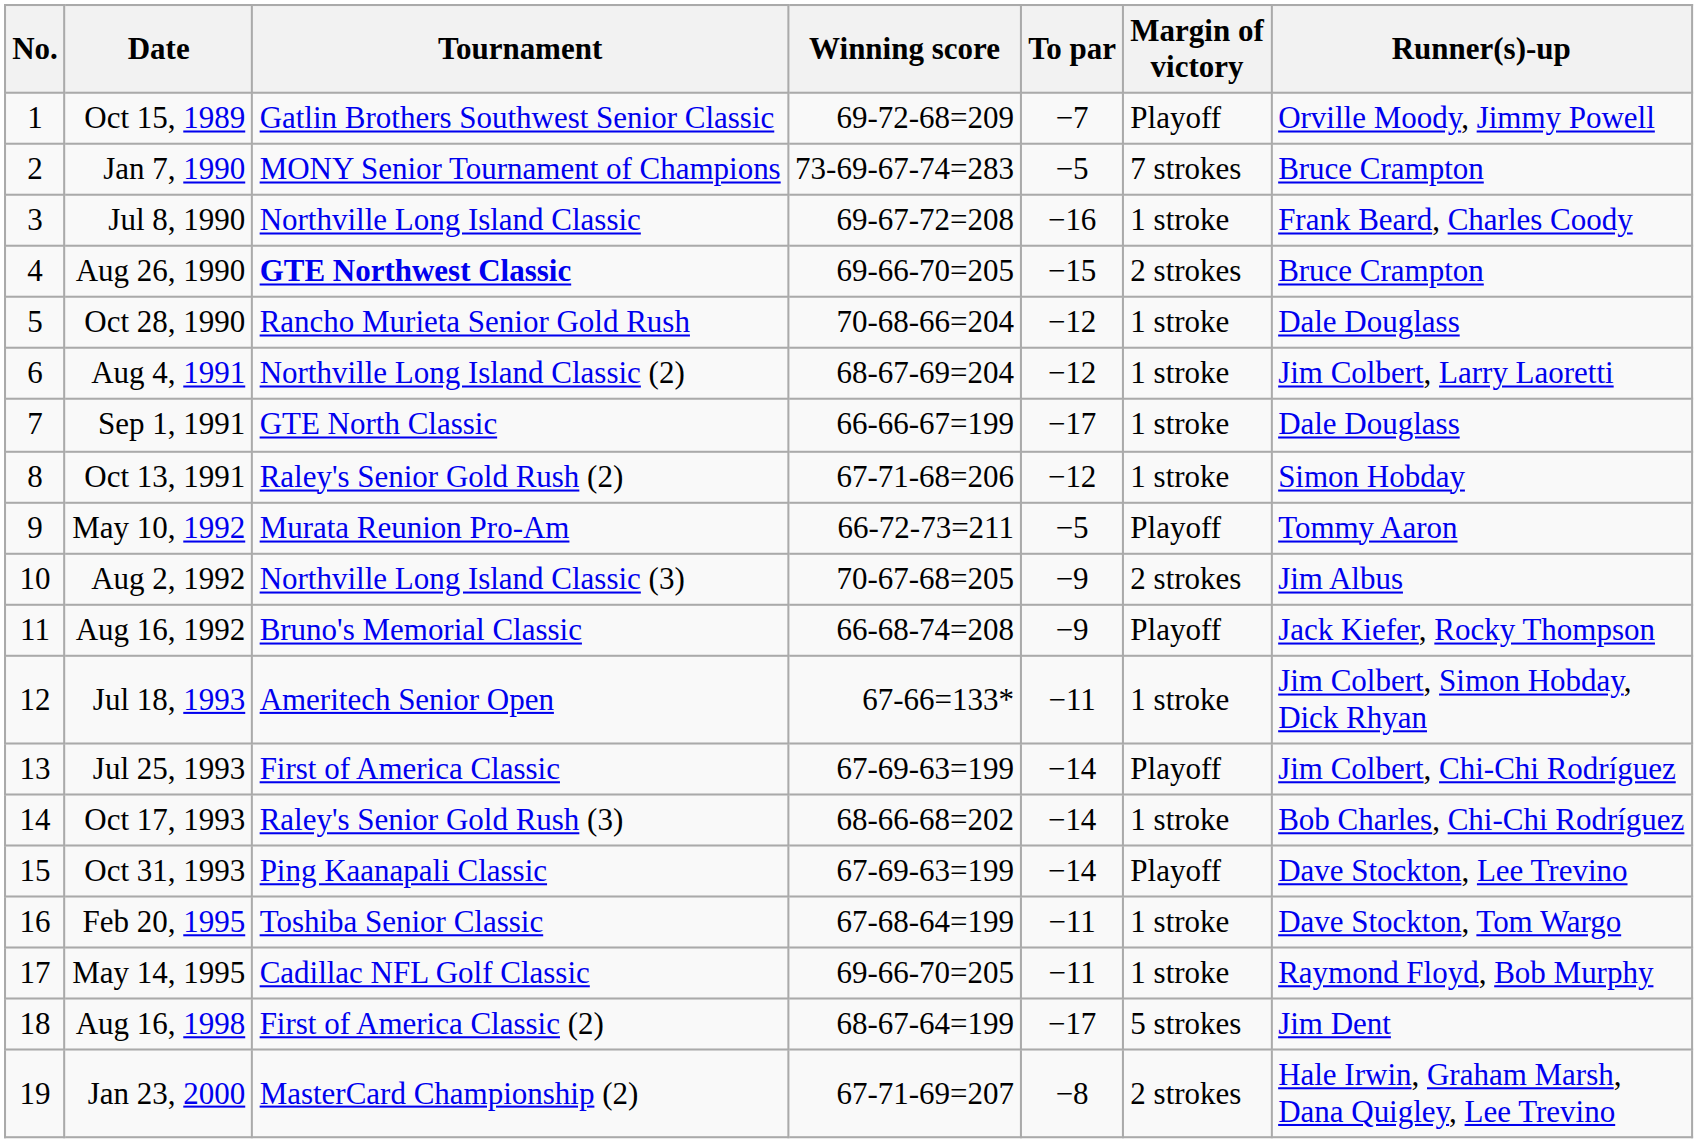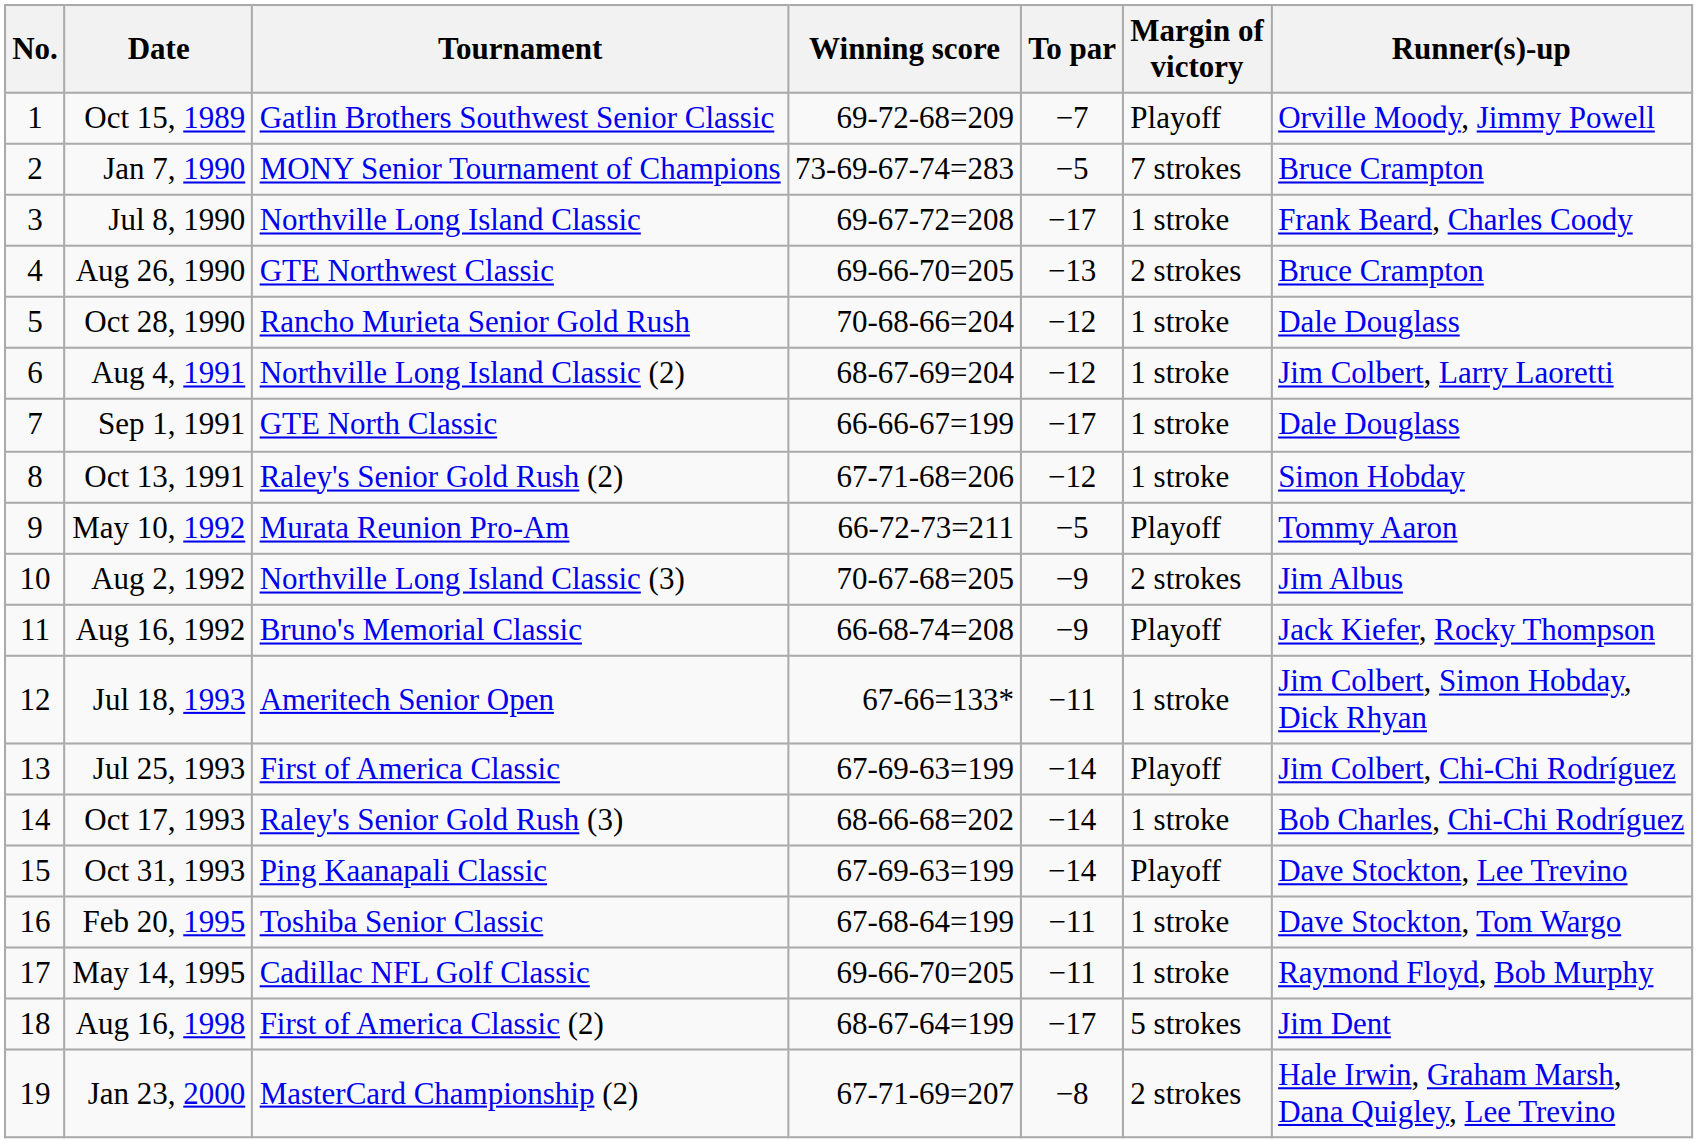(1072, 220) −16 -> (1072, 220) −17
(415, 271) bold -> (407, 271) normal
(1072, 271) −15 -> (1072, 271) −13
